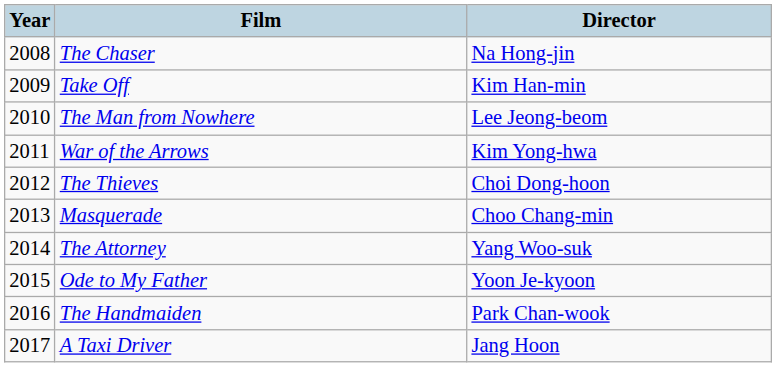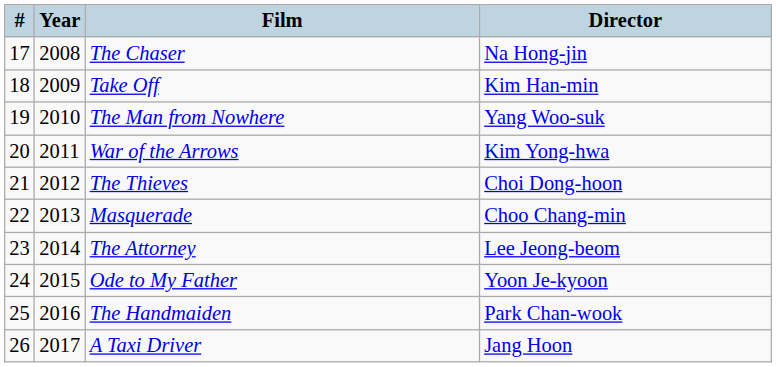+ column: (20, 20)
(539, 118) Lee Jeong-beom -> (544, 118) Yang Woo-suk
(532, 248) Yang Woo-suk -> (552, 248) Lee Jeong-beom
